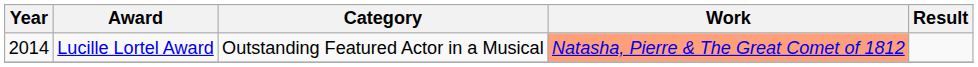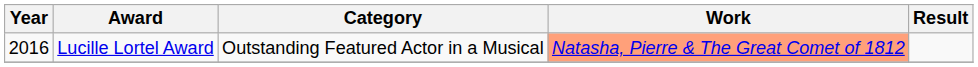(29, 47) 2014 -> (29, 47) 2016
